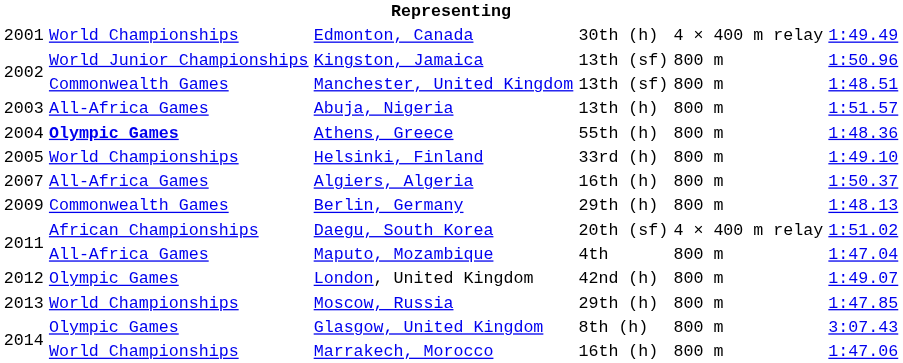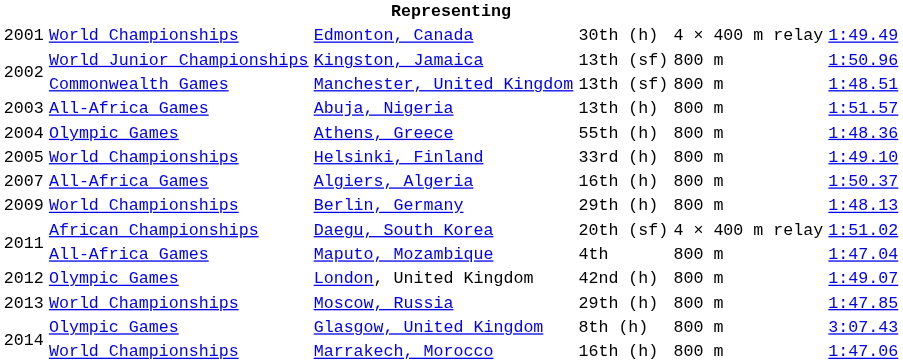(114, 133) bold -> (114, 133) normal
(139, 206) Commonwealth Games -> (144, 206) World Championships
